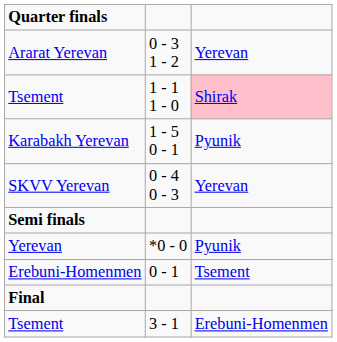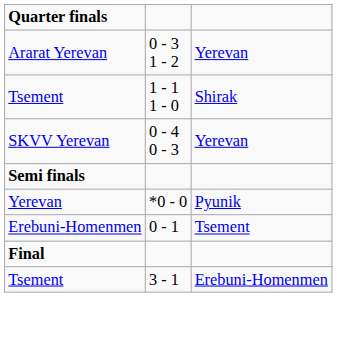(216, 96) pink background -> (216, 96) no background
- row: (69, 140)
